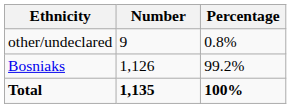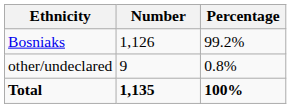rows swapped: (37, 66) <-> (60, 41)
